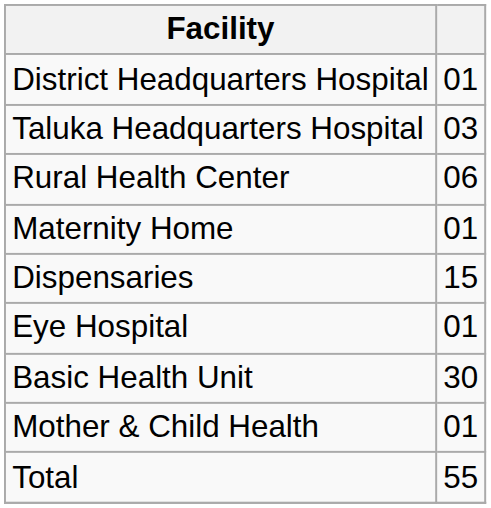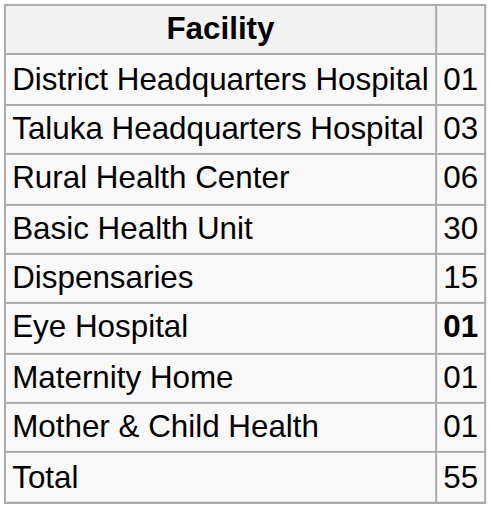rows swapped: (132, 377) <-> (123, 228)
(461, 327) normal -> (461, 327) bold
